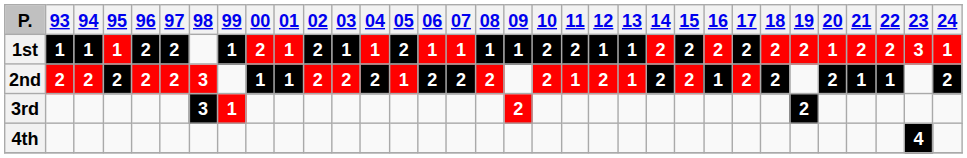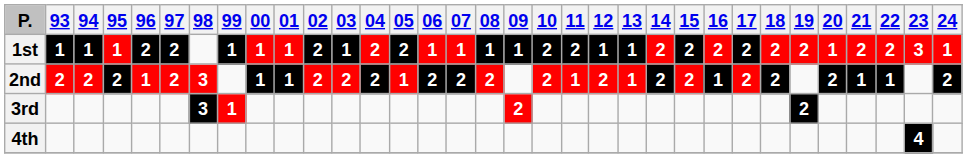(260, 49) 2 -> (260, 49) 1
(375, 49) 1 -> (375, 49) 2
(146, 79) 2 -> (146, 79) 1
